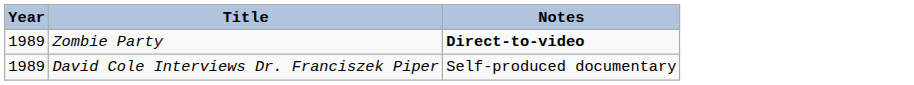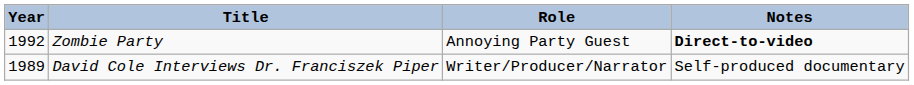+ column: (557, 17)
(27, 42) 1989 -> (27, 42) 1992
